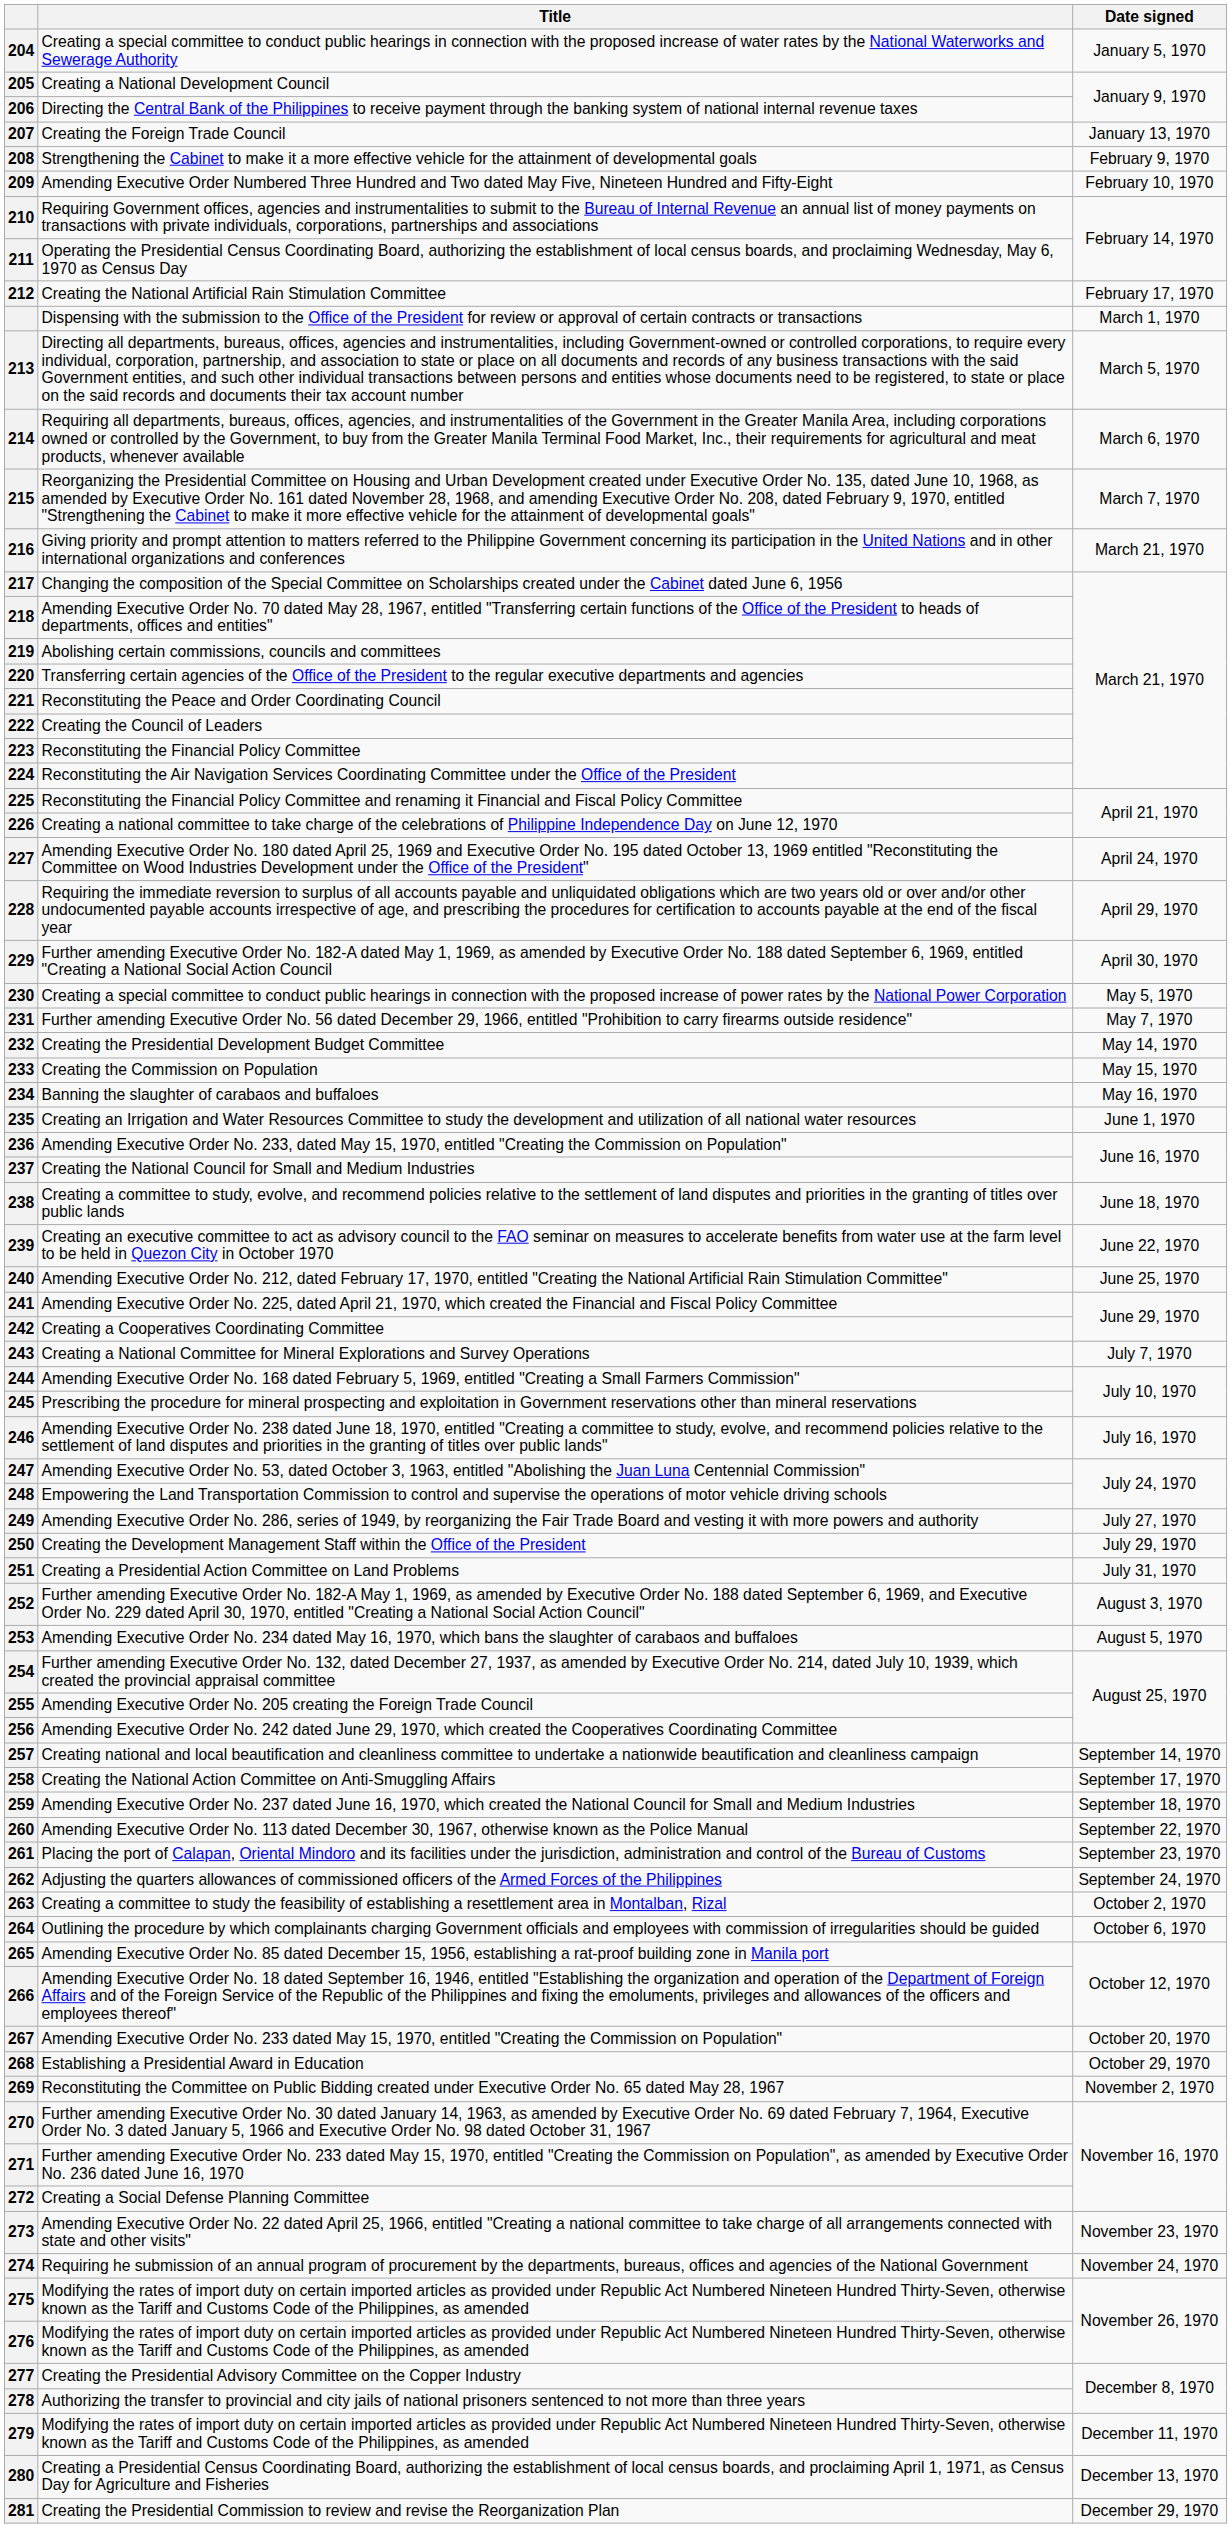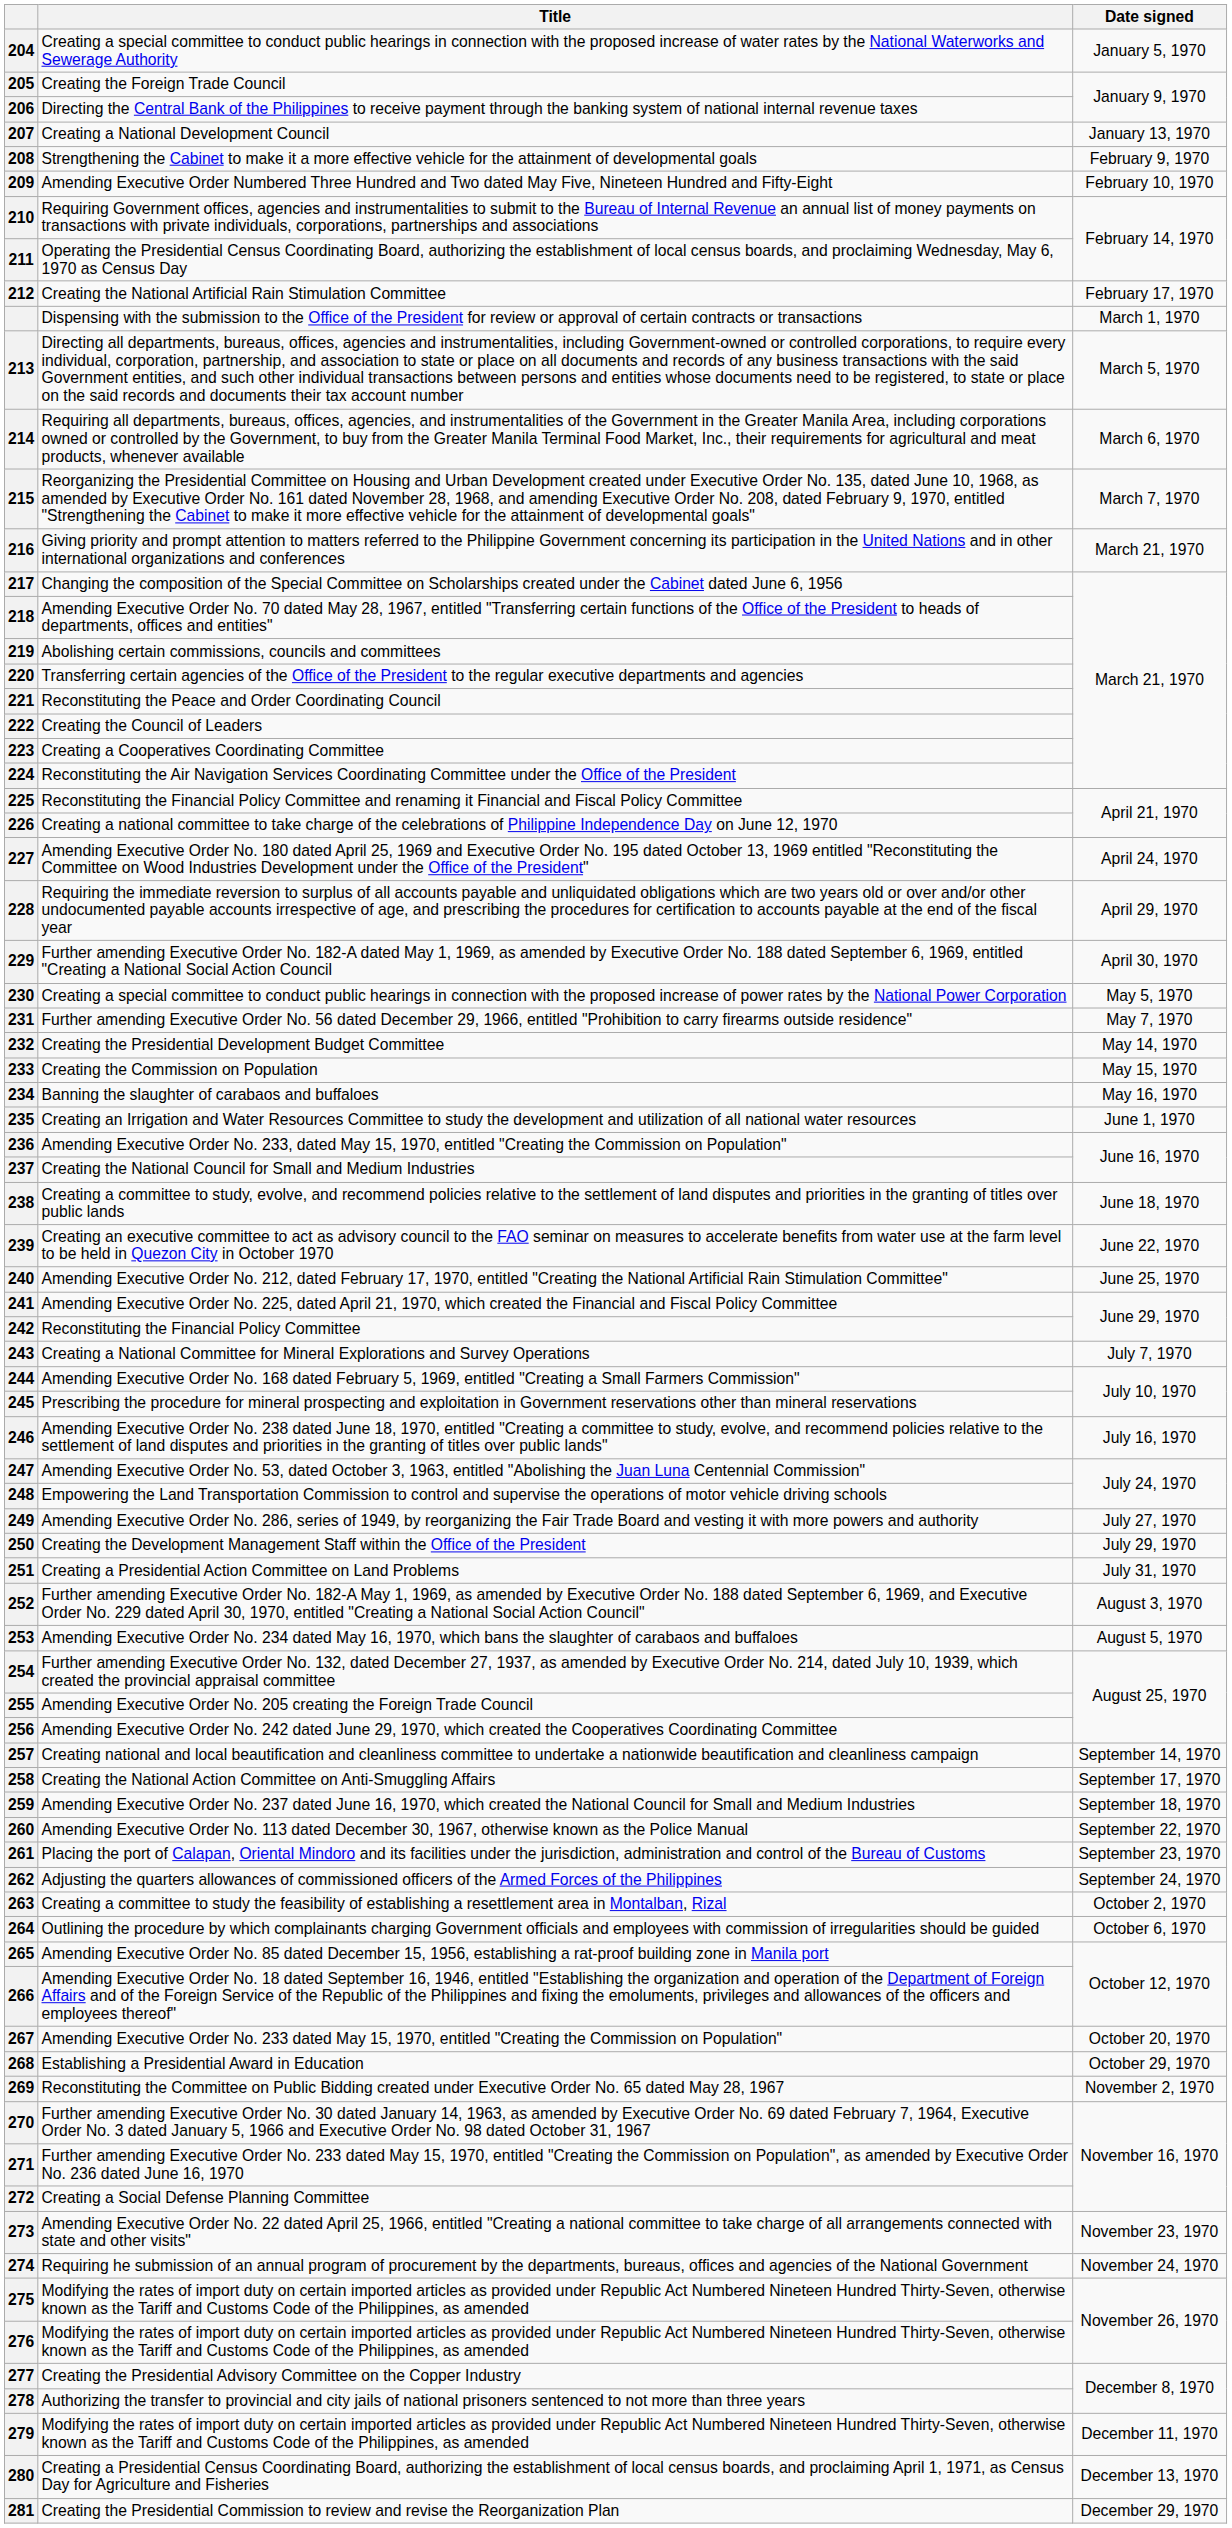(185, 84) Creating a National Development Council -> (164, 84) Creating the Foreign Trade Council
(164, 134) Creating the Foreign Trade Council -> (185, 134) Creating a National Development Council
(201, 750) Reconstituting the Financial Policy Committee -> (213, 750) Creating a Cooperatives Coordinating Committee
(213, 1329) Creating a Cooperatives Coordinating Committee -> (201, 1329) Reconstituting the Financial Policy Committee
